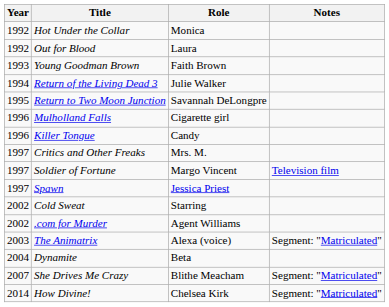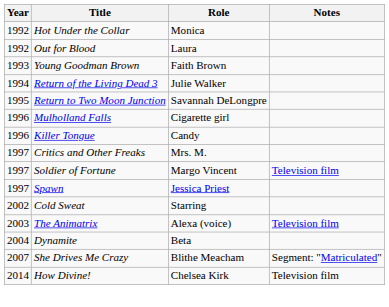- row: (70, 223)
(327, 240) Segment: "Matriculated" -> (305, 223) Television film
(327, 293) Segment: "Matriculated" -> (305, 275) Television film
